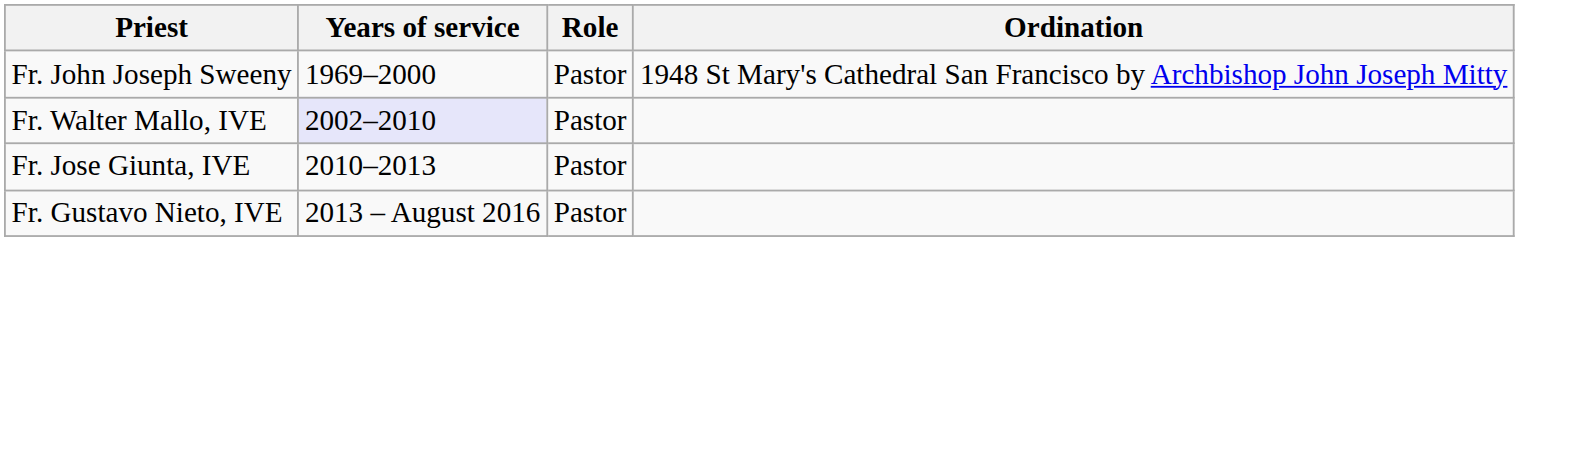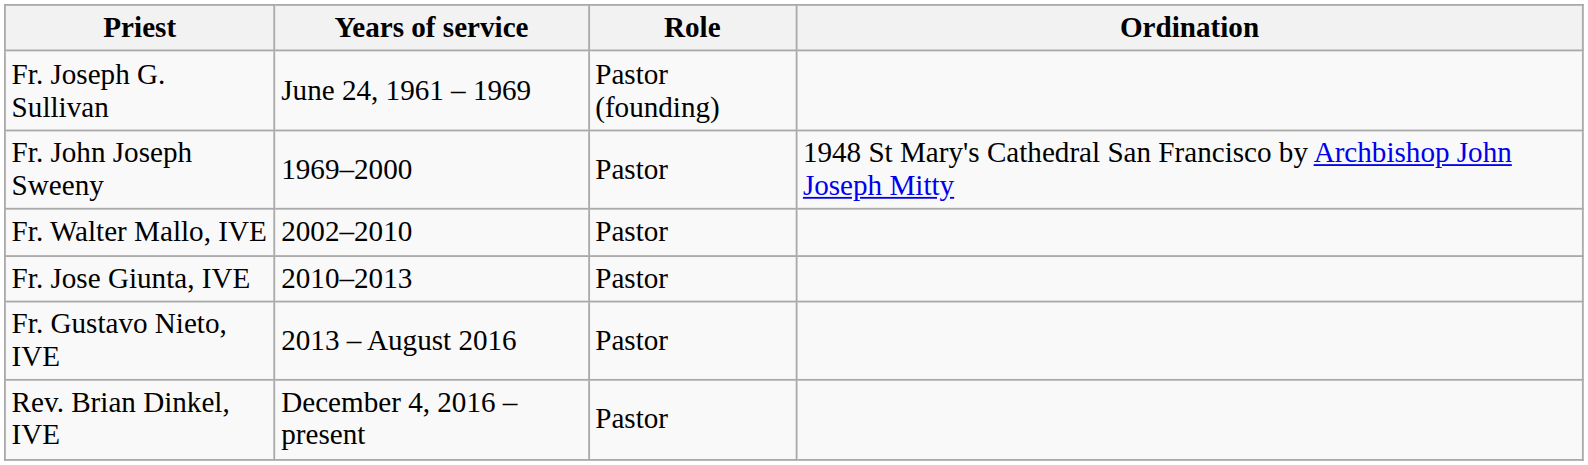+ row: (88, 90)
(370, 119) lavender background -> (347, 231) no background
+ row: (121, 419)
